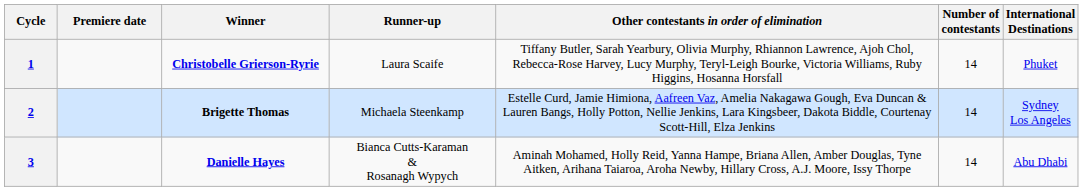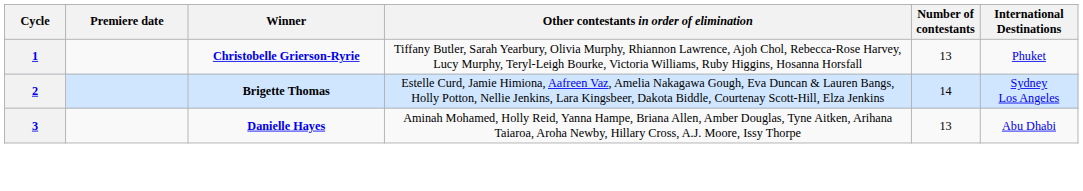- column: (412, 22)
(971, 64) 14 -> (946, 56) 13
(971, 162) 14 -> (946, 126) 13
